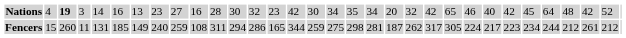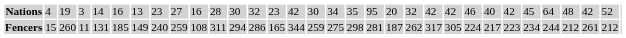(65, 11) bold -> (65, 11) normal
(372, 11) 34 -> (372, 11) 95
(450, 11) 65 -> (450, 11) 42
